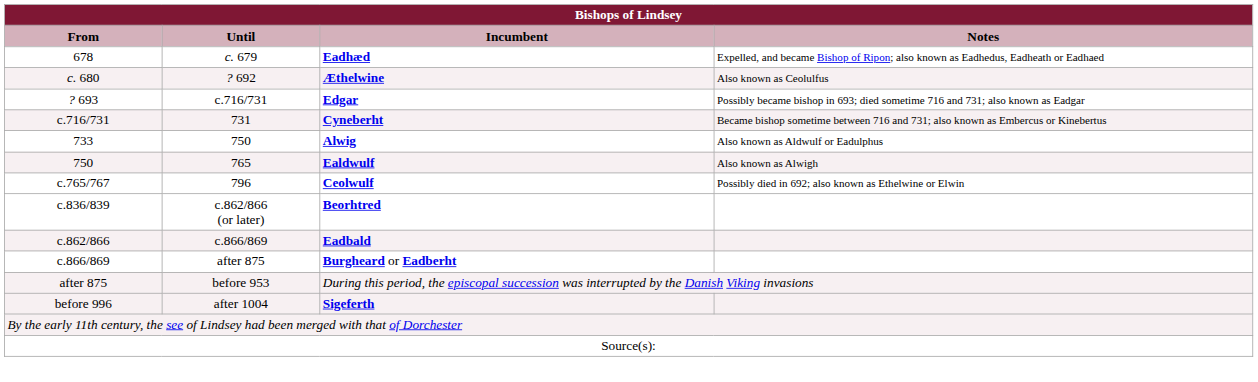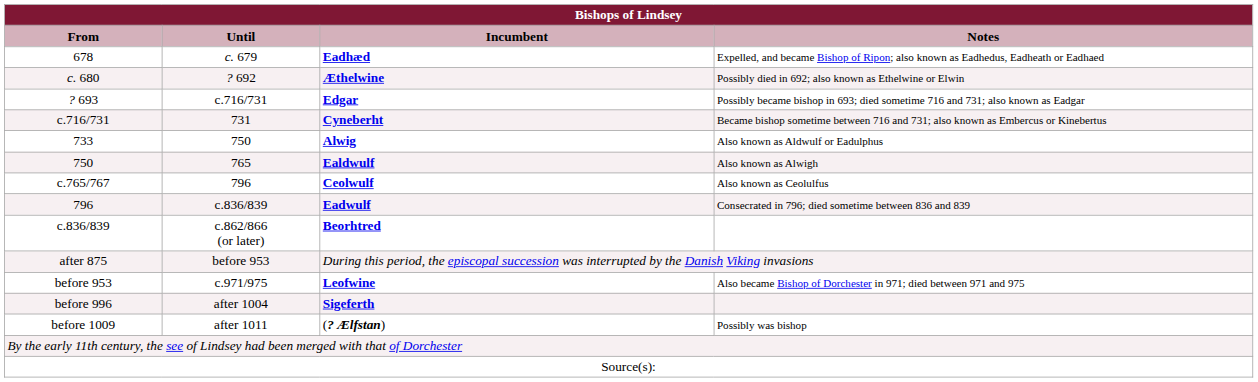(773, 79) Also known as Ceolulfus -> (841, 79) Possibly died in 692; also known as Ethelwine or Elwin
(841, 184) Possibly died in 692; also known as Ethelwine or Elwin -> (773, 184) Also known as Ceolulfus
+ row: (347, 204)
- row: (347, 240)
- row: (390, 261)
+ row: (349, 282)
+ row: (354, 324)
